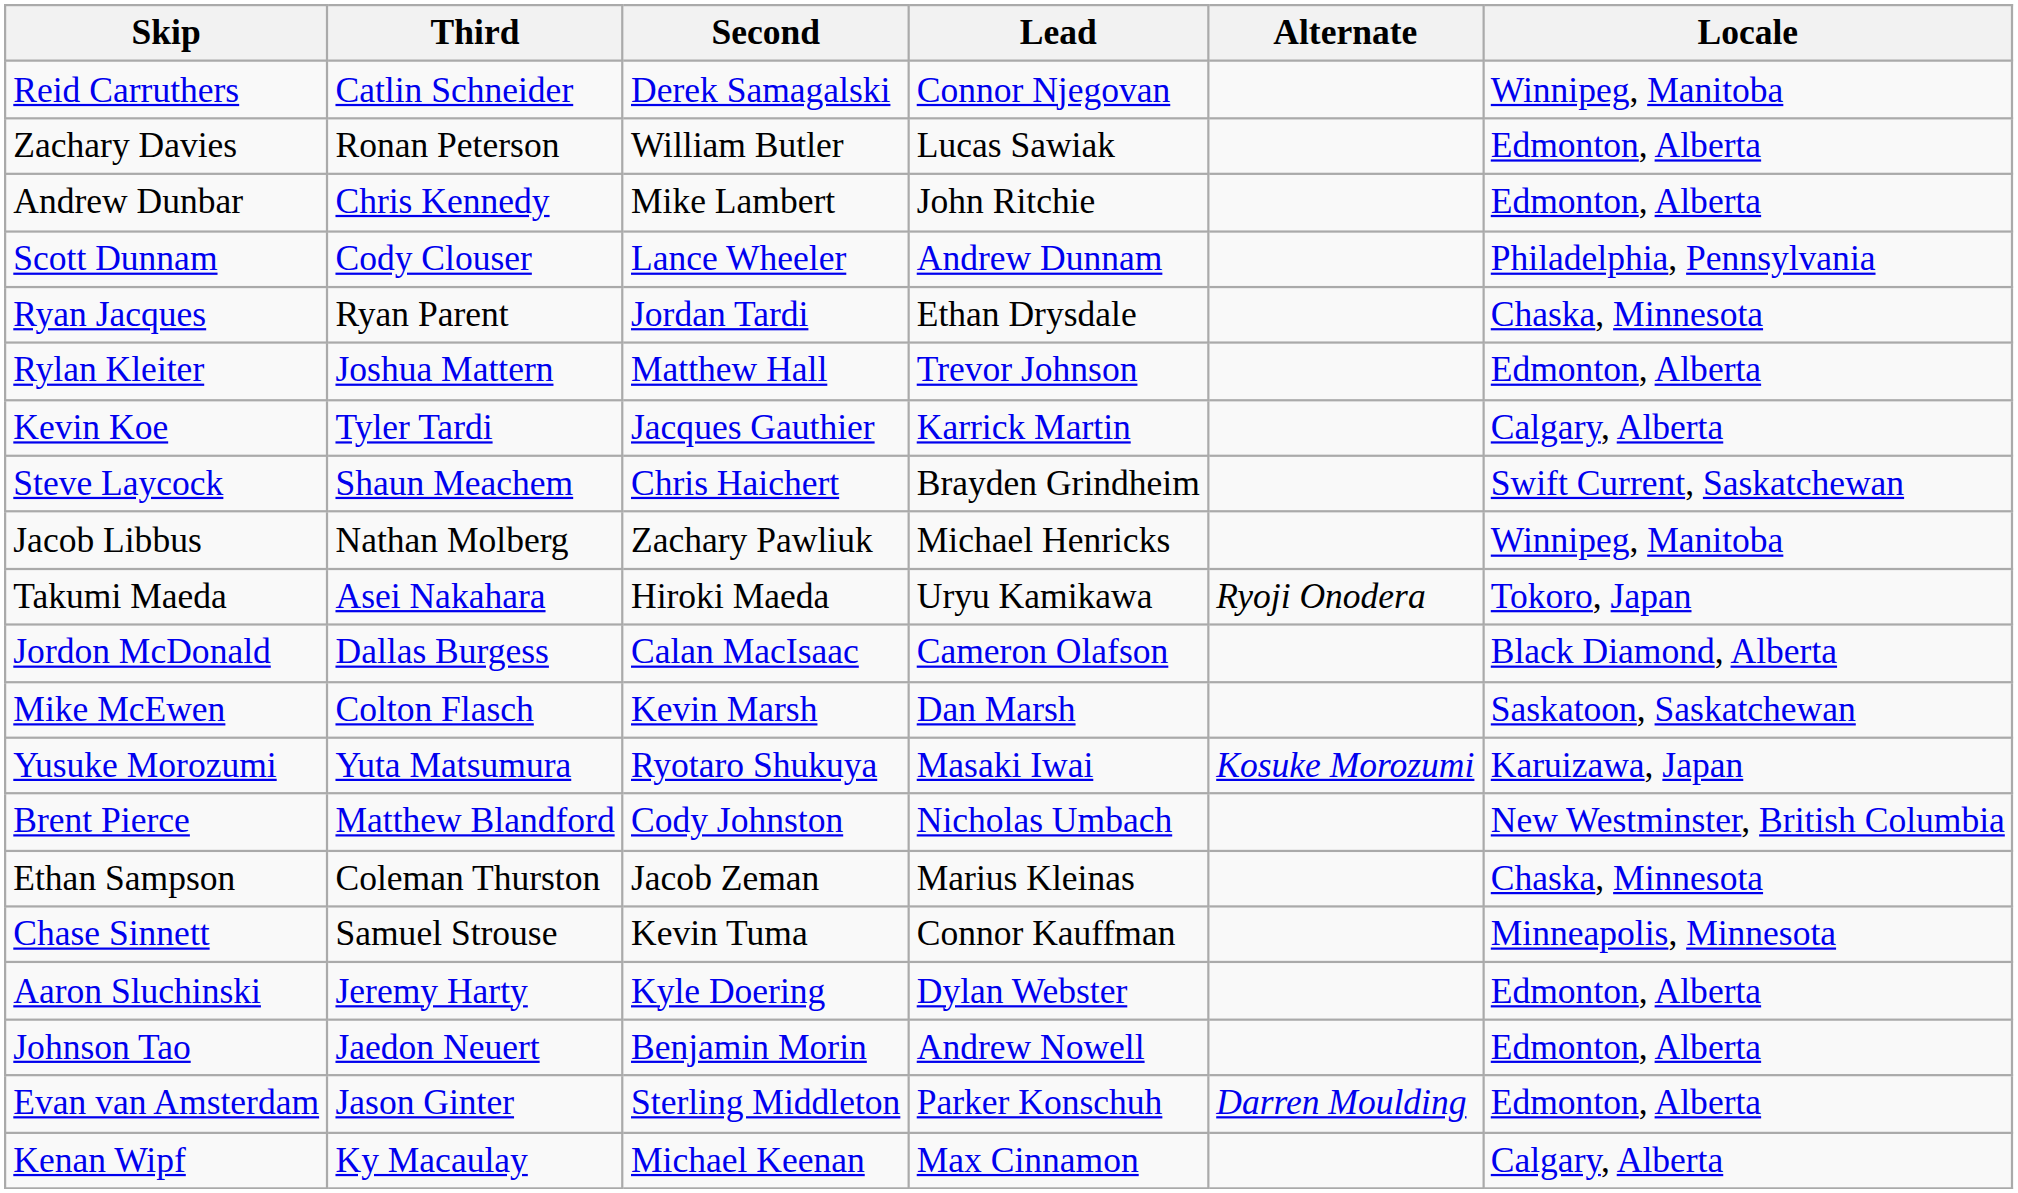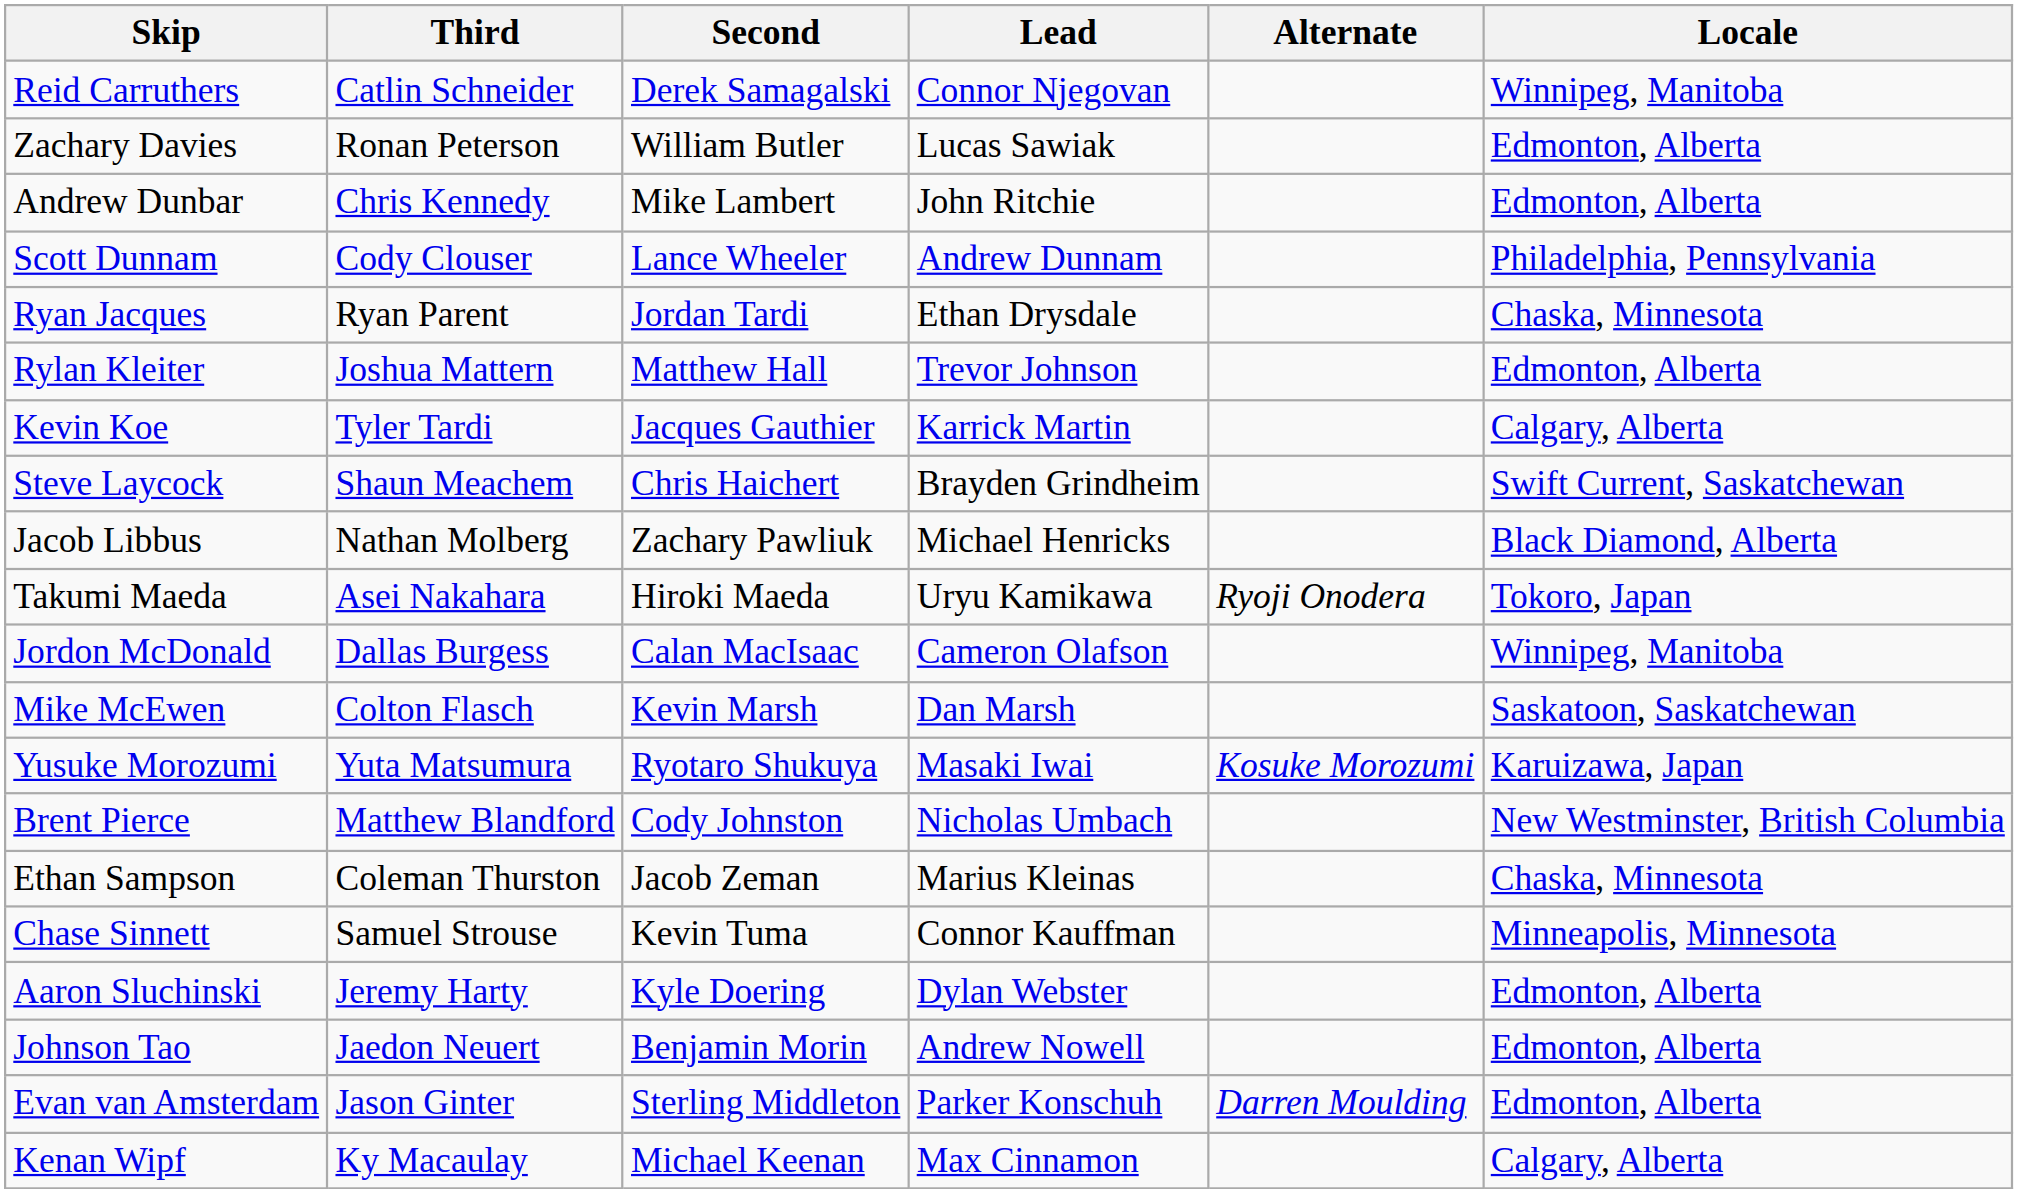(1637, 539) Winnipeg, Manitoba -> (1664, 539) Black Diamond, Alberta
(1664, 652) Black Diamond, Alberta -> (1637, 652) Winnipeg, Manitoba
